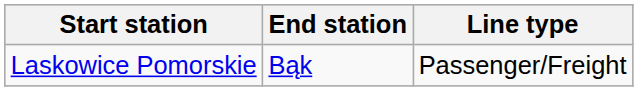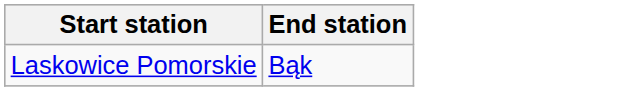- column: (523, 24)
